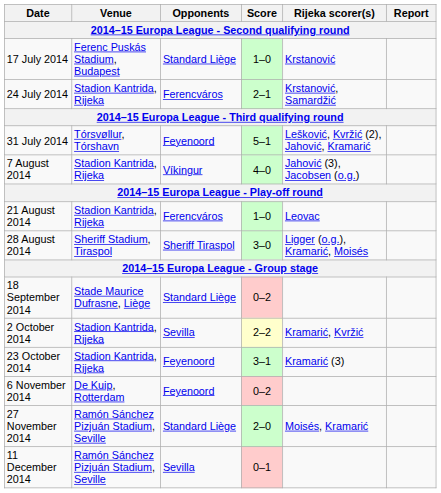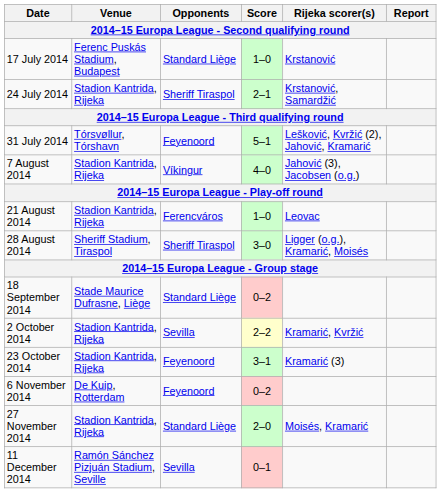(193, 95) Ferencváros -> (199, 95) Sheriff Tiraspol
(115, 426) Ramón Sánchez Pizjuán Stadium, Seville -> (115, 426) Stadion Kantrida, Rijeka
